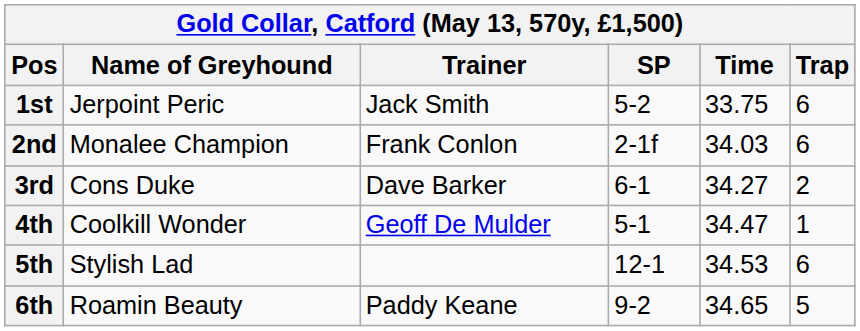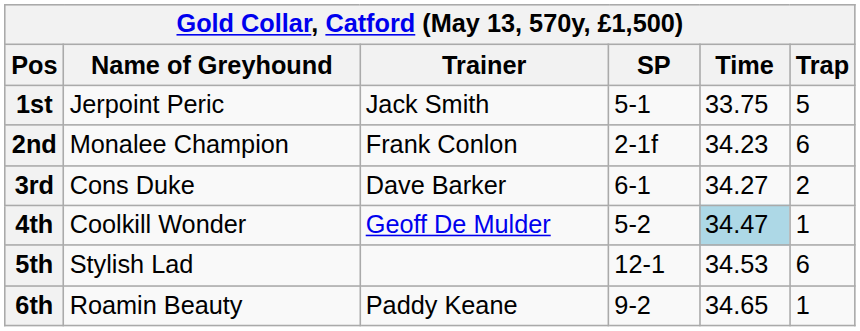(633, 104) 5-2 -> (633, 104) 5-1
(803, 104) 6 -> (803, 104) 5
(737, 144) 34.03 -> (737, 144) 34.23
(633, 225) 5-1 -> (633, 225) 5-2
(737, 225) no background -> (737, 225) lightblue background
(803, 305) 5 -> (803, 305) 1
